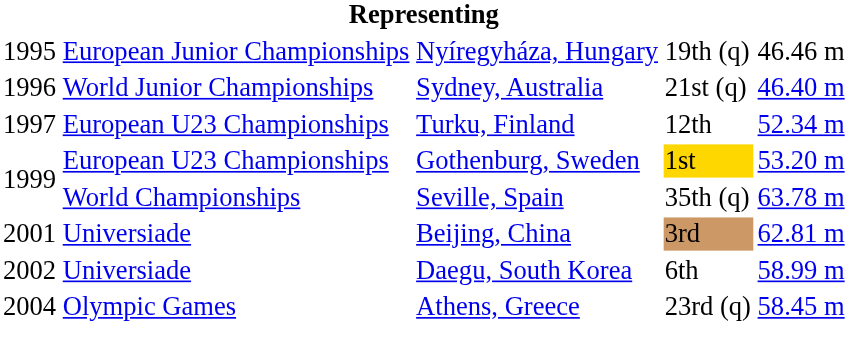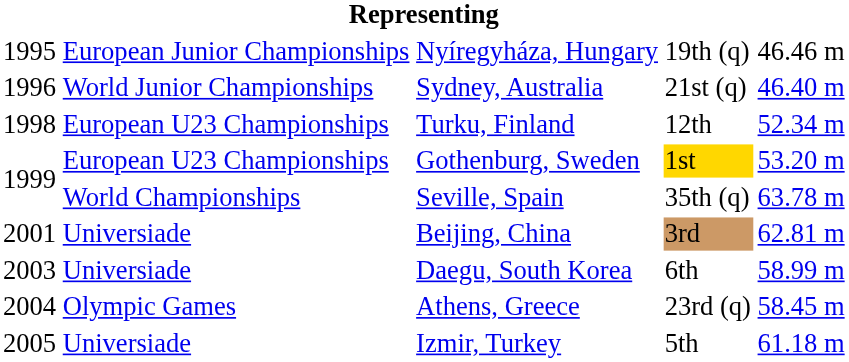(30, 124) 1997 -> (30, 124) 1998
(30, 270) 2002 -> (30, 270) 2003
+ row: (489, 343)
